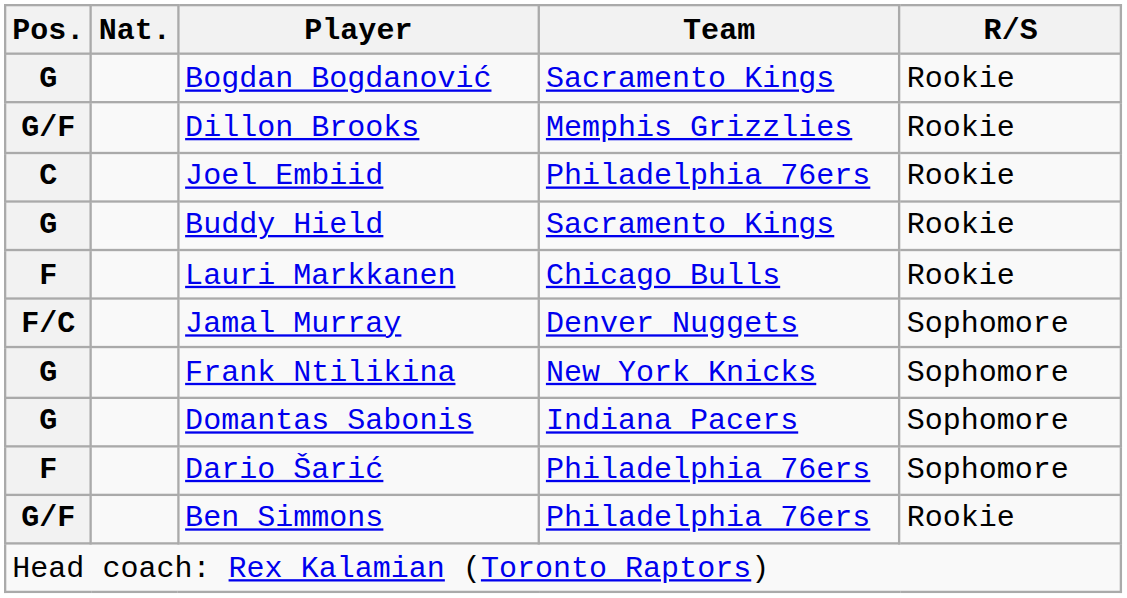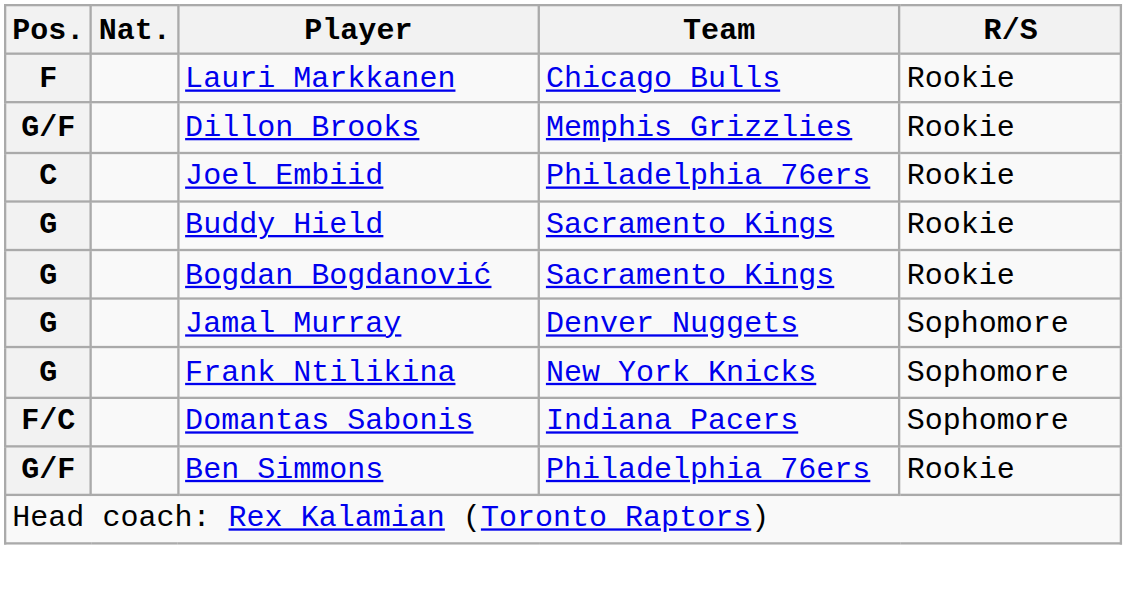rows swapped: (338, 79) <-> (320, 274)
(48, 323) F/C -> (48, 323) G
(48, 421) G -> (48, 421) F/C
- row: (284, 470)
